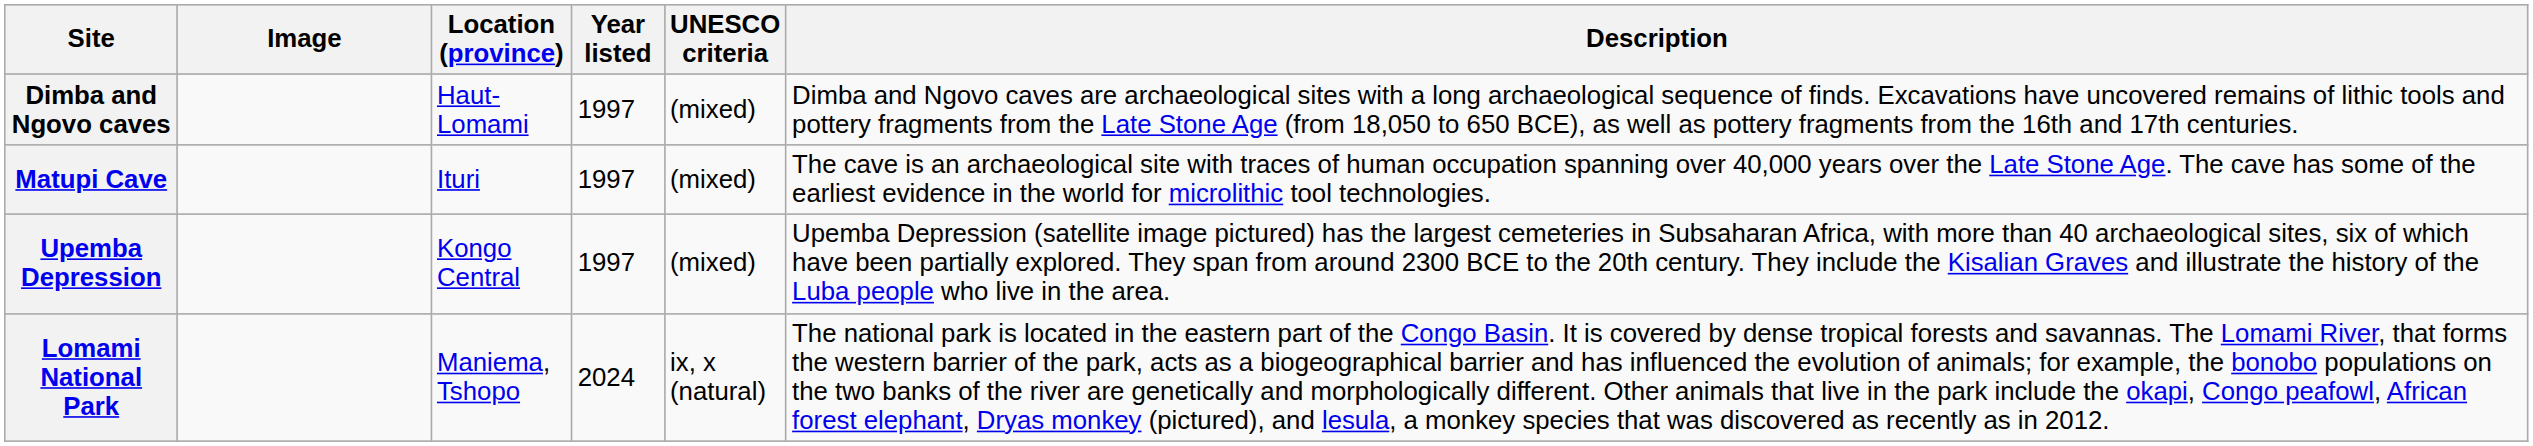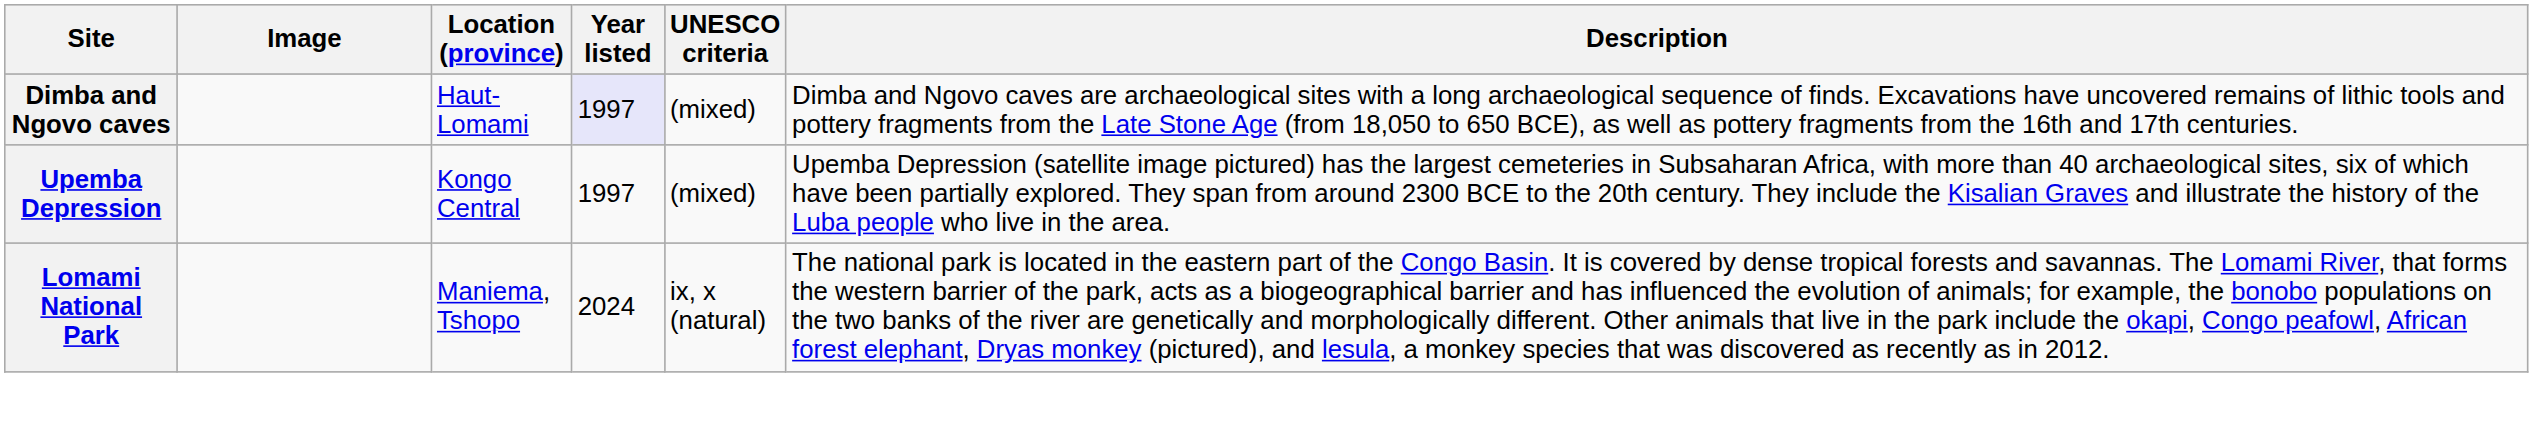(606, 109) no background -> (606, 109) lavender background
- row: (91, 179)
